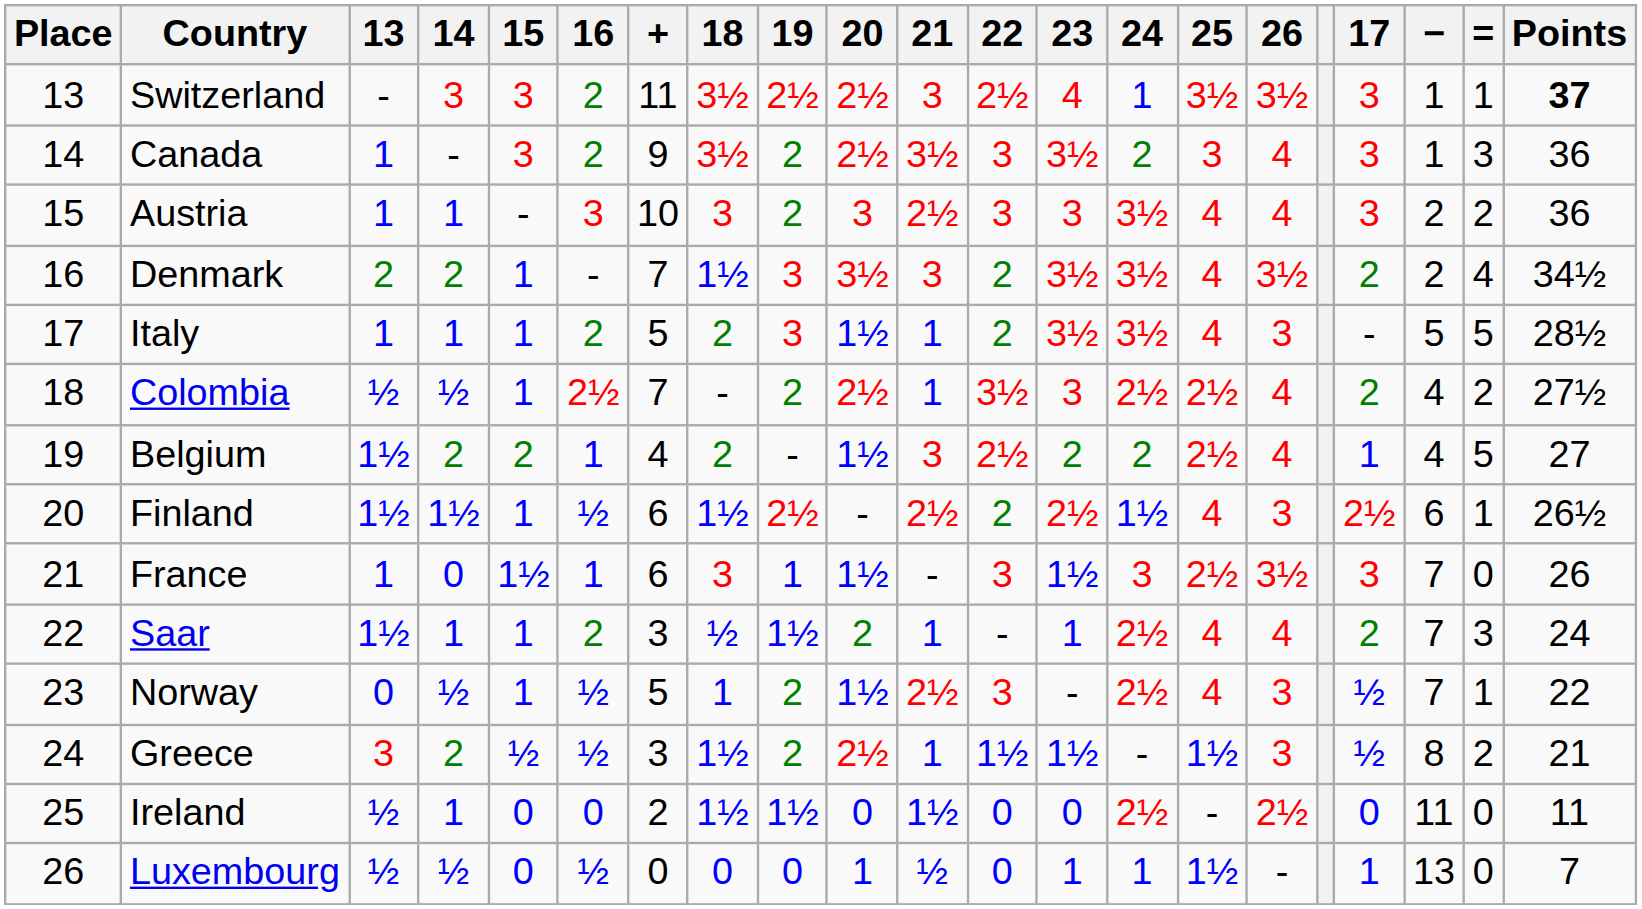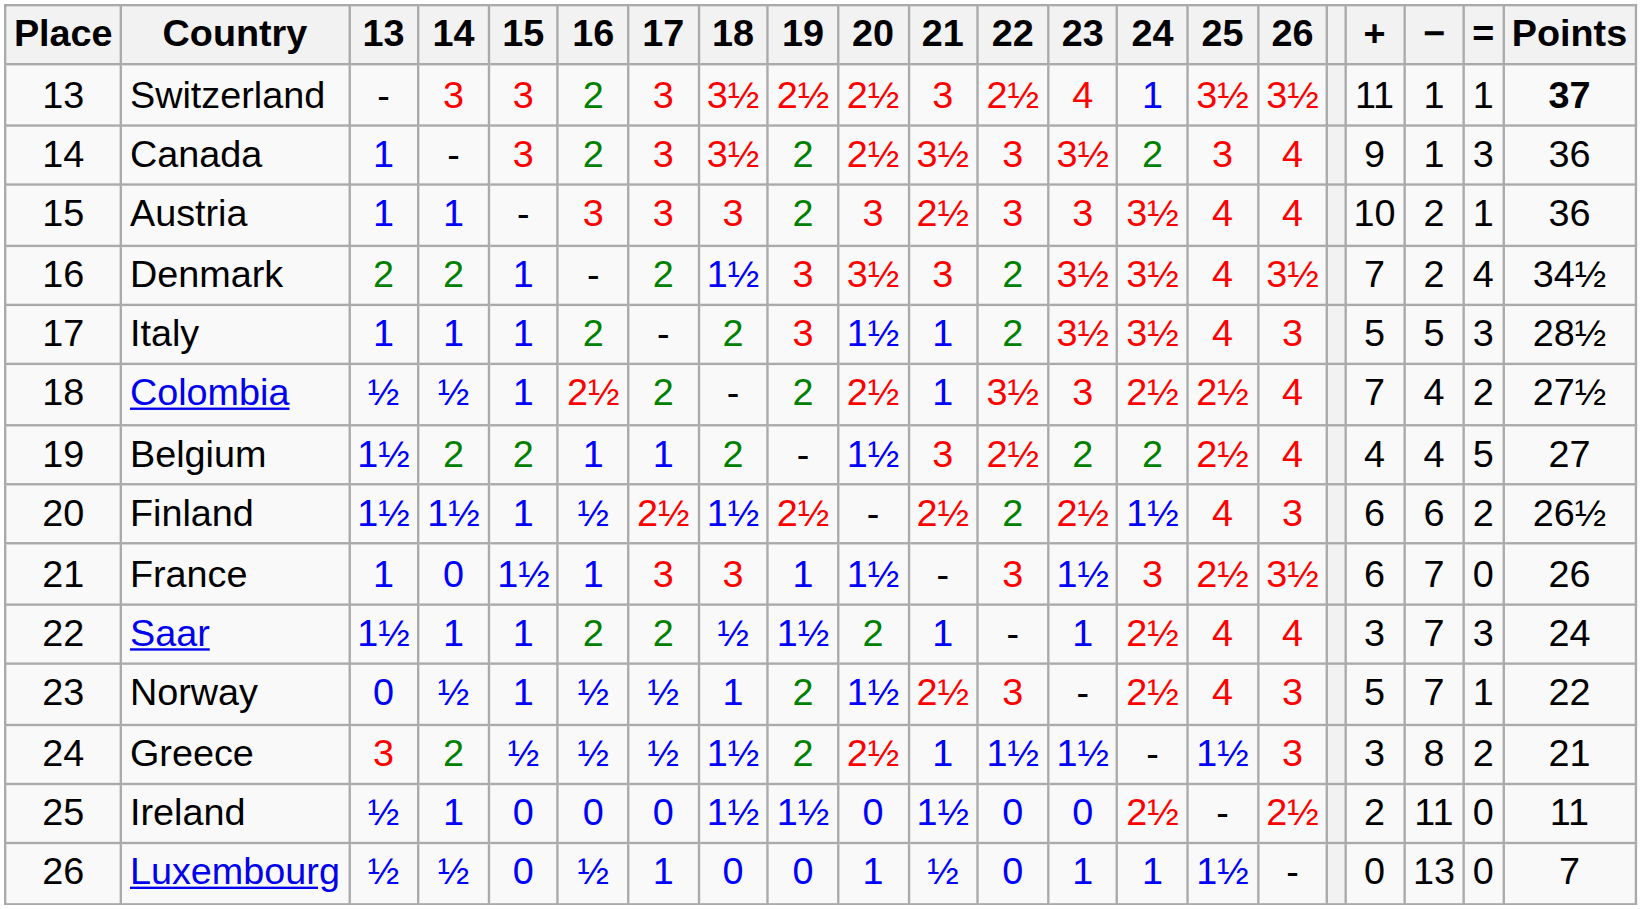columns swapped: (1369, 34) <-> (658, 34)
(1483, 214) 2 -> (1483, 214) 1
(1483, 333) 5 -> (1483, 333) 3
(1483, 513) 1 -> (1483, 513) 2
